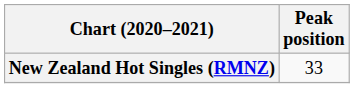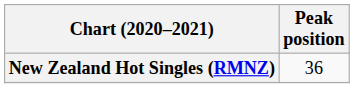(314, 67) 33 -> (314, 67) 36
